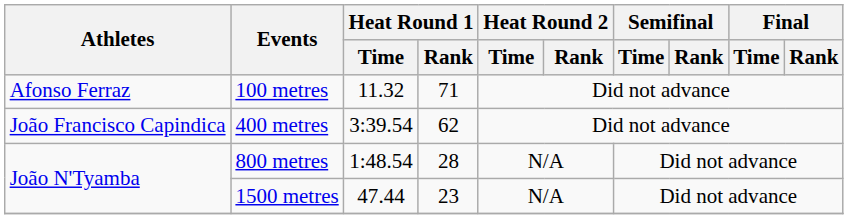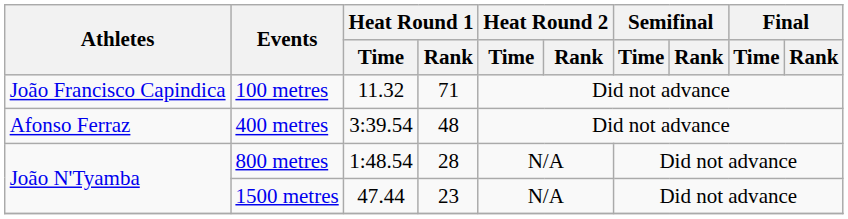(70, 91) Afonso Ferraz -> (118, 91) João Francisco Capindica
(118, 126) João Francisco Capindica -> (70, 126) Afonso Ferraz
(448, 126) 62 -> (448, 126) 48
